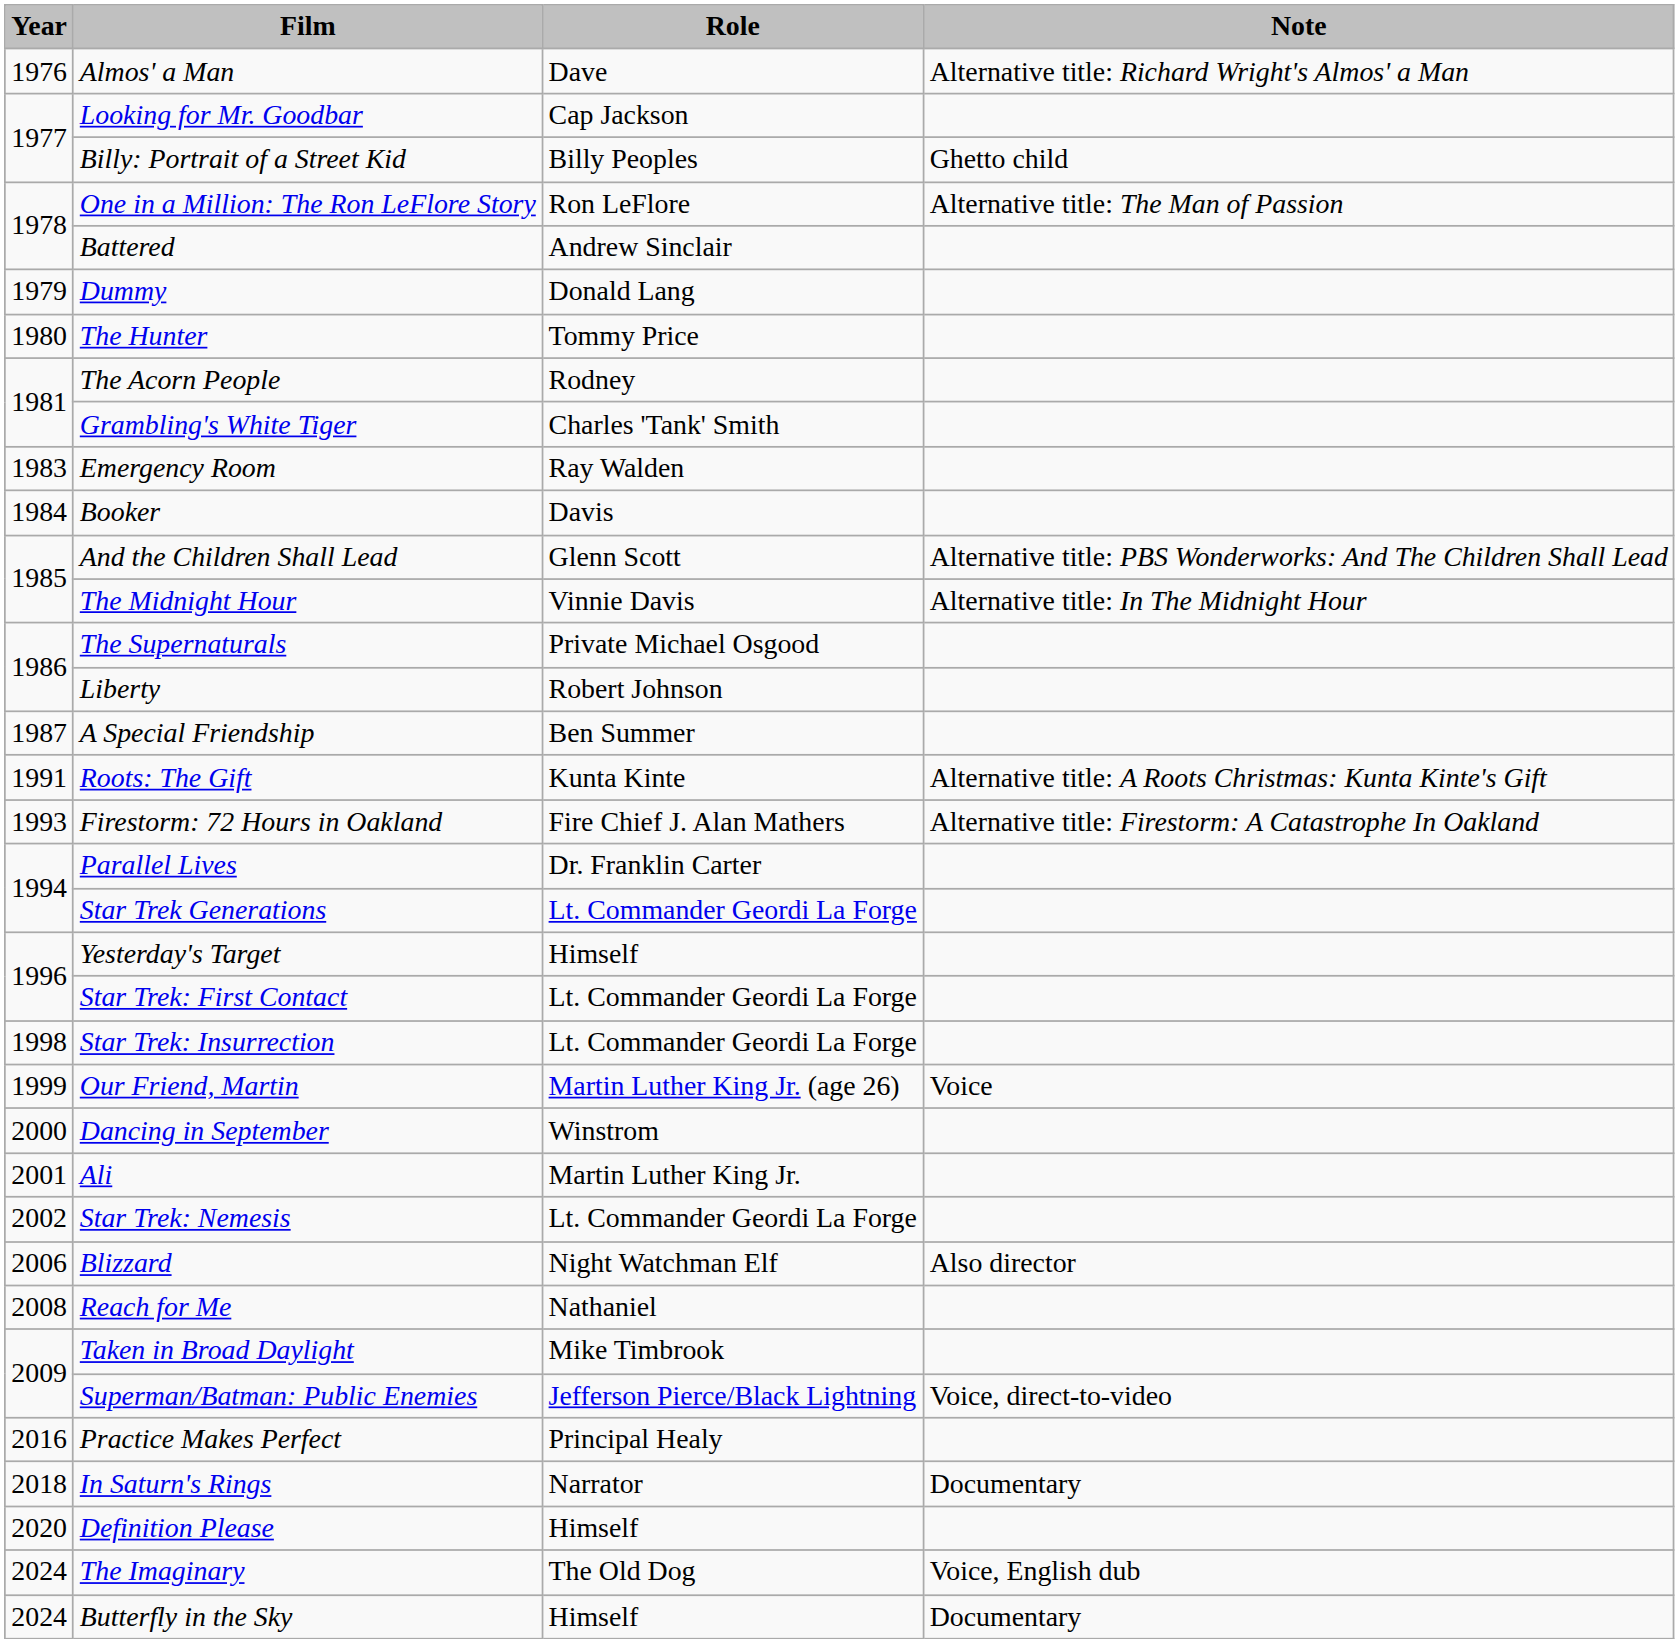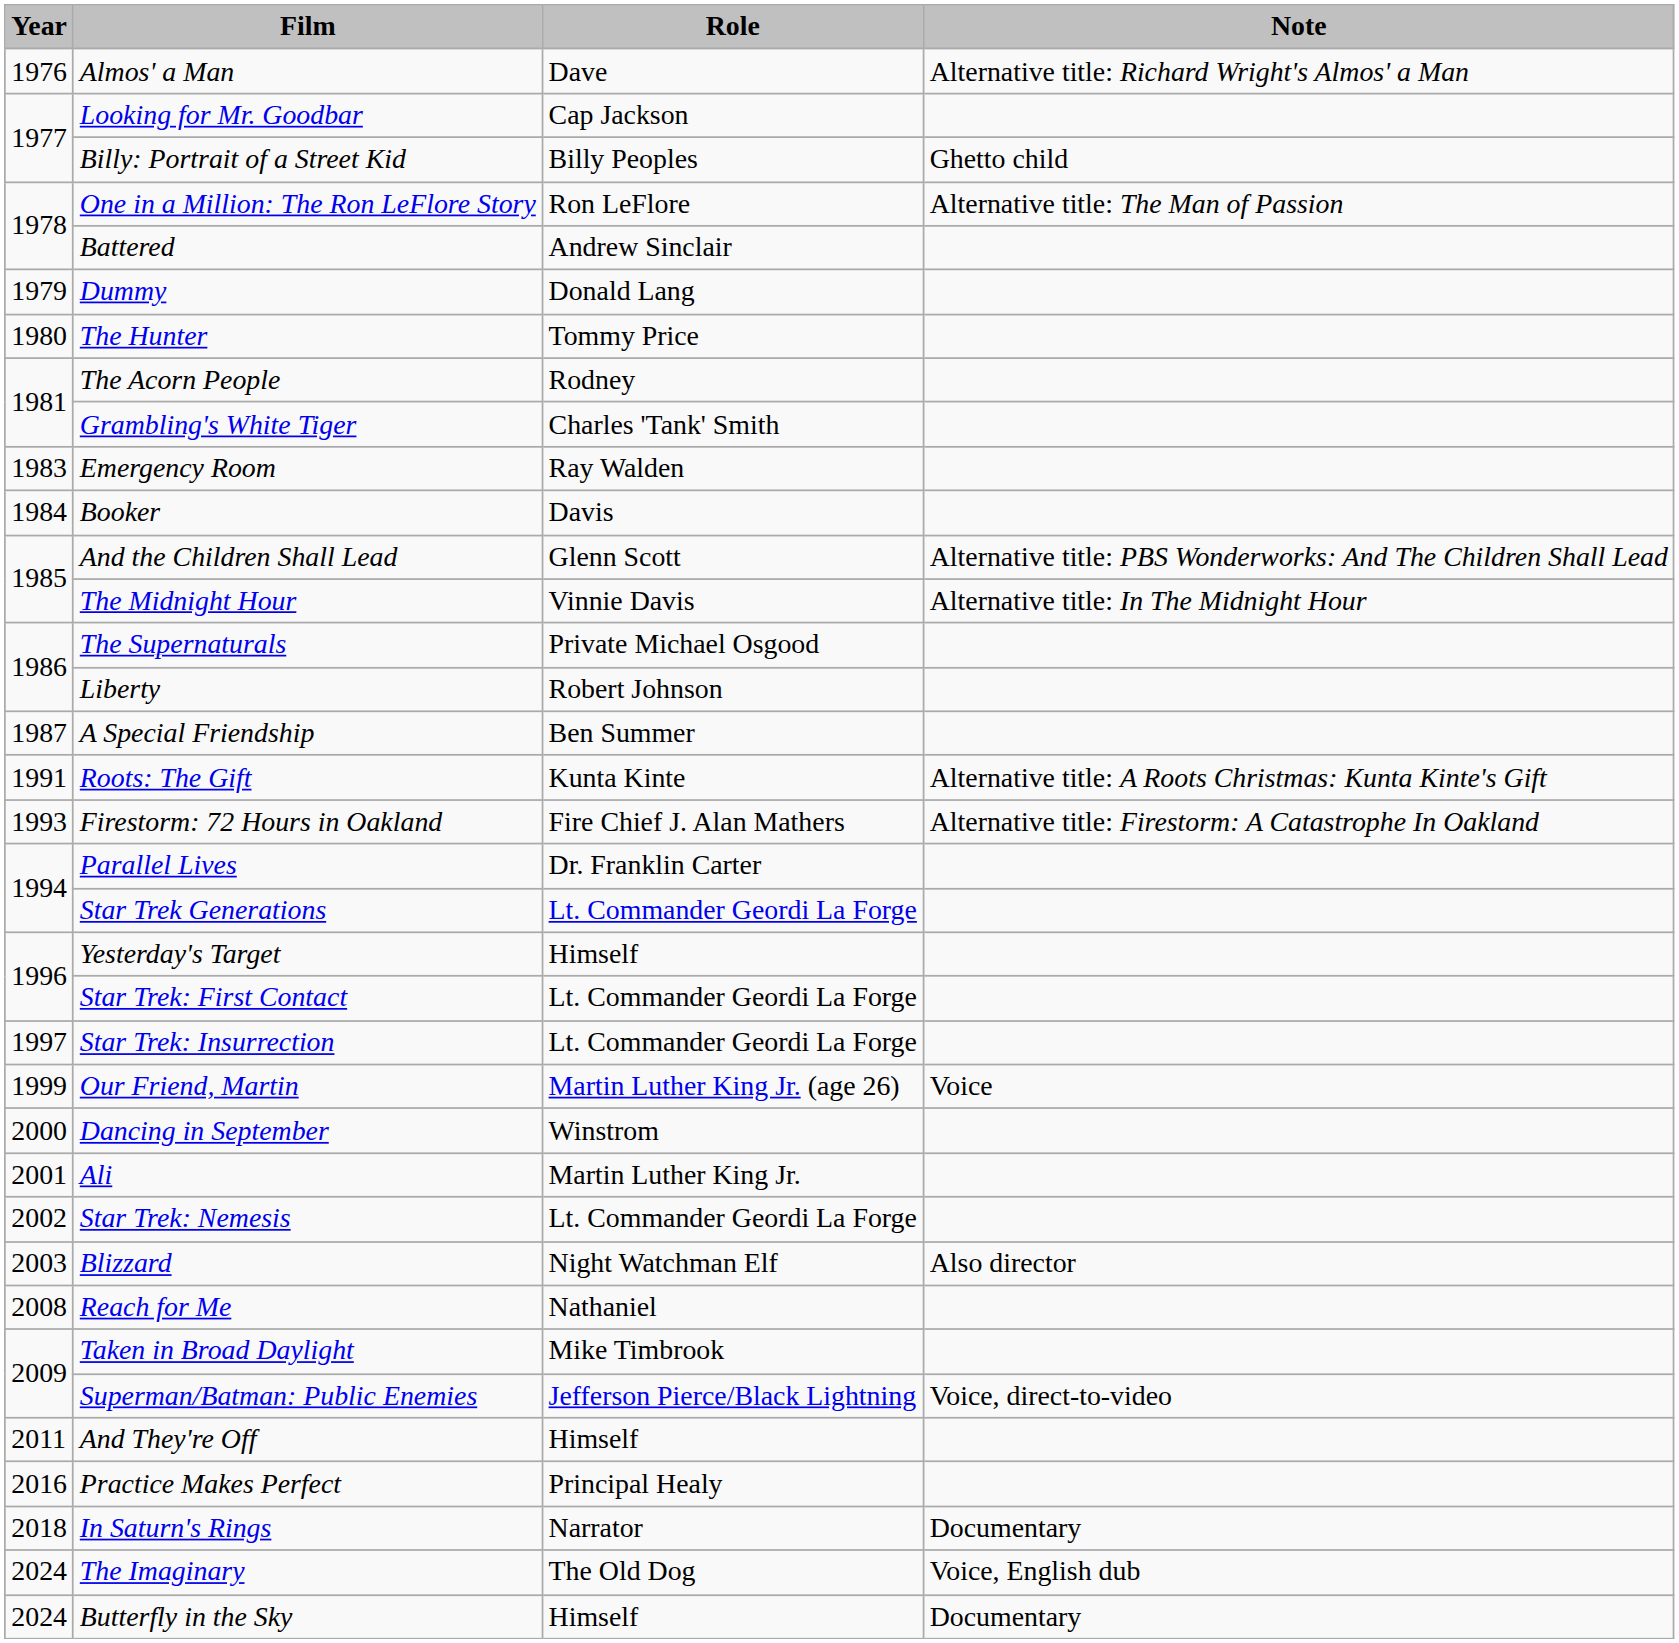(39, 1042) 1998 -> (39, 1042) 1997
(39, 1262) 2006 -> (39, 1262) 2003
+ row: (168, 1439)
- row: (177, 1527)
